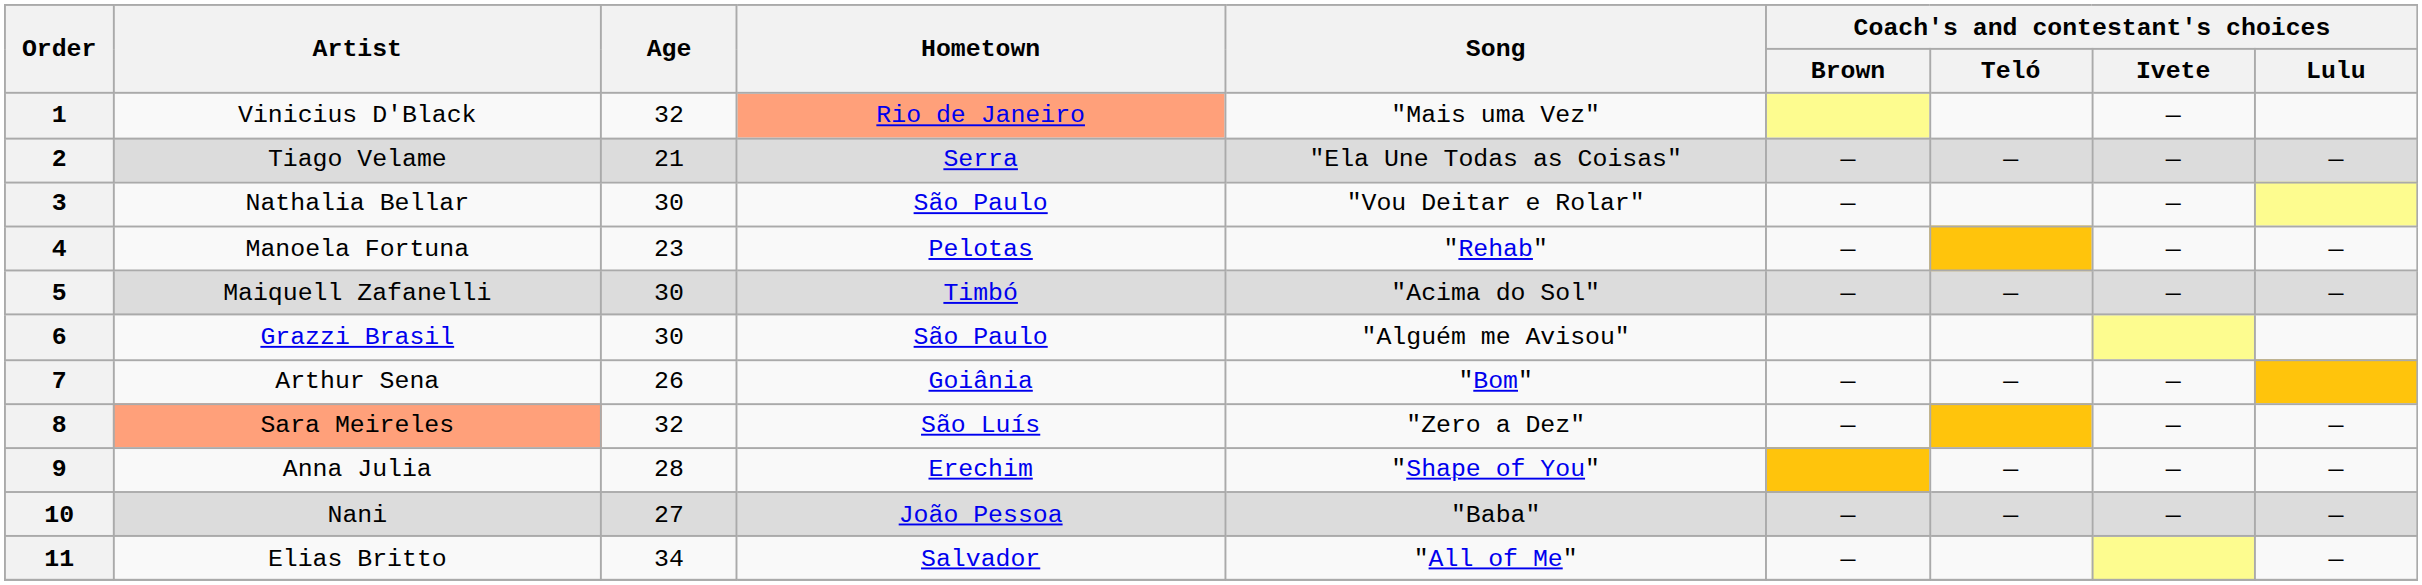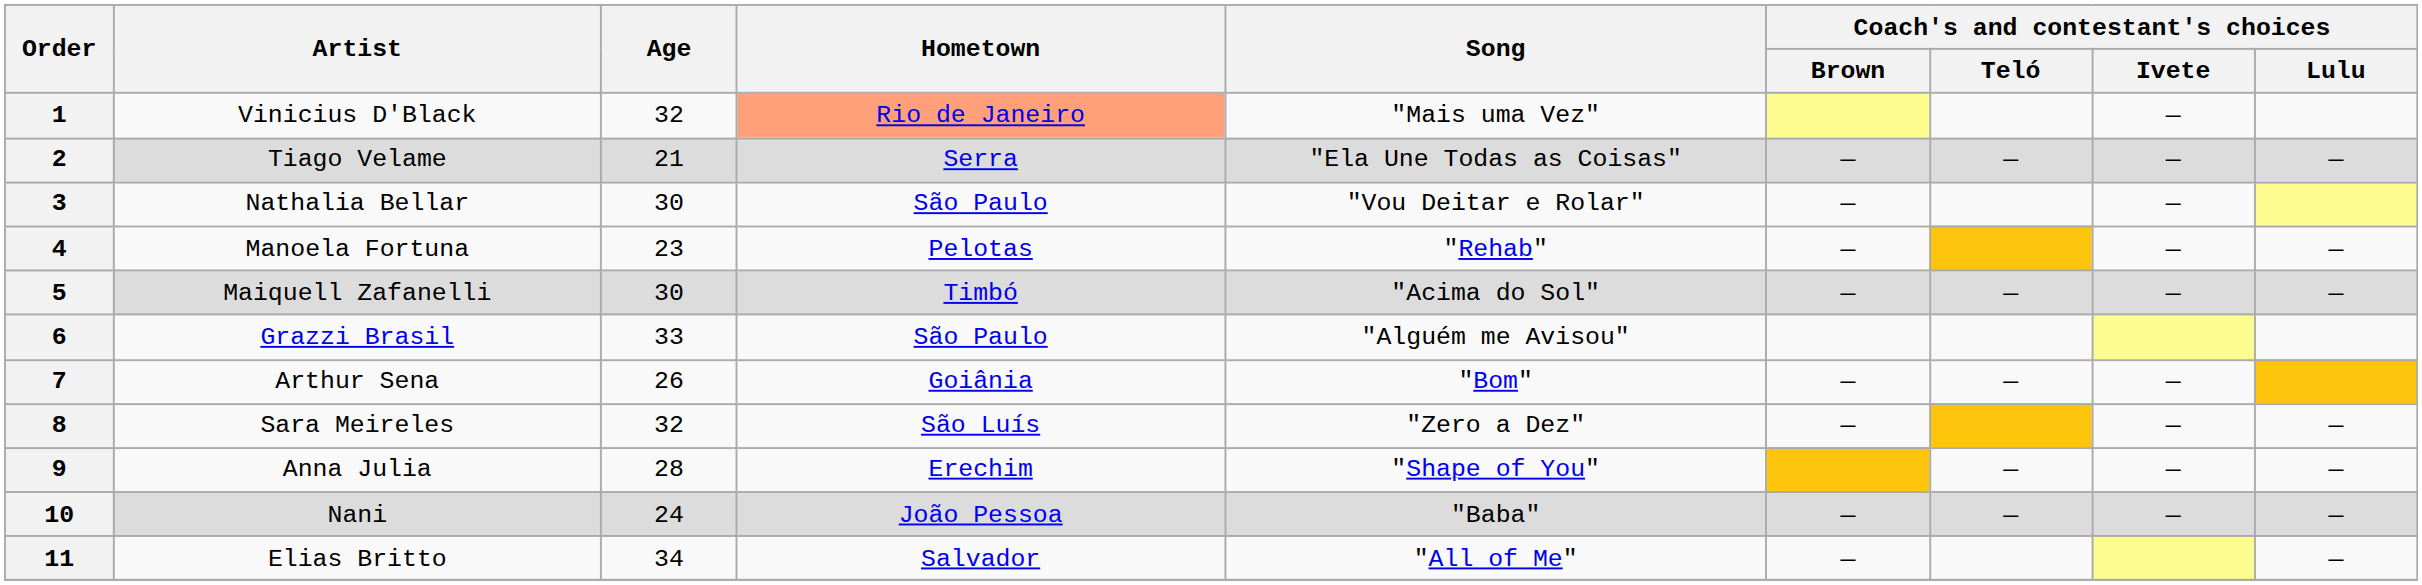(669, 337) 30 -> (669, 337) 33
(357, 426) lightsalmon background -> (357, 426) no background
(669, 514) 27 -> (669, 514) 24
